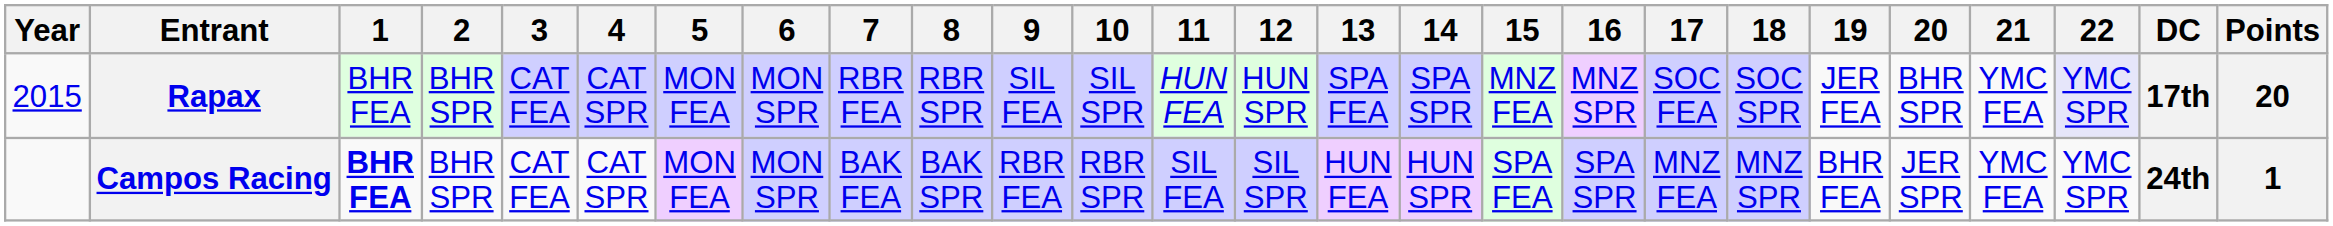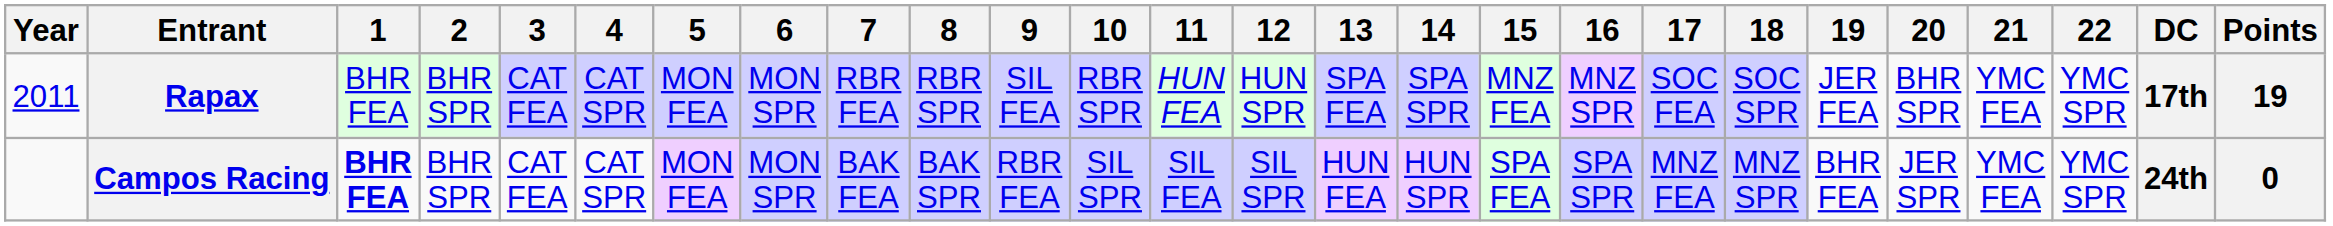(47, 96) 2015 -> (46, 96) 2011
(1112, 96) SIL SPR -> (1110, 96) RBR SPR
(2097, 96) lavender background -> (2095, 96) no background
(2273, 96) 20 -> (2270, 96) 19
(1112, 179) RBR SPR -> (1110, 179) SIL SPR
(2273, 179) 1 -> (2270, 179) 0
